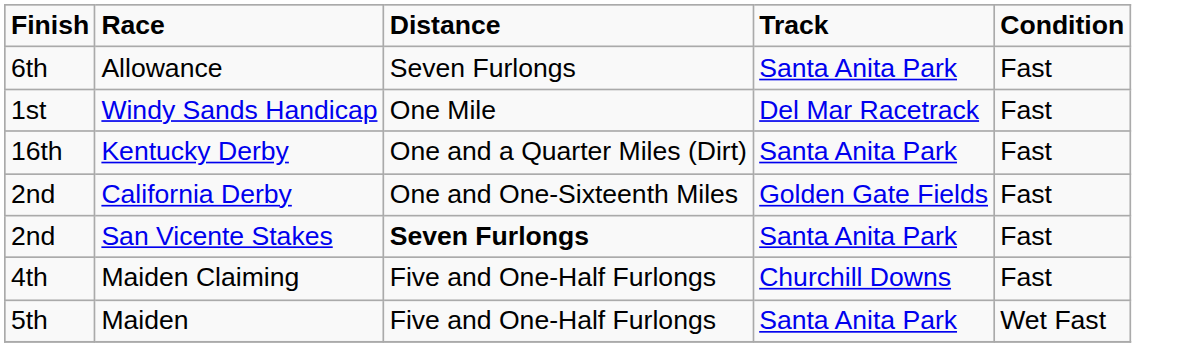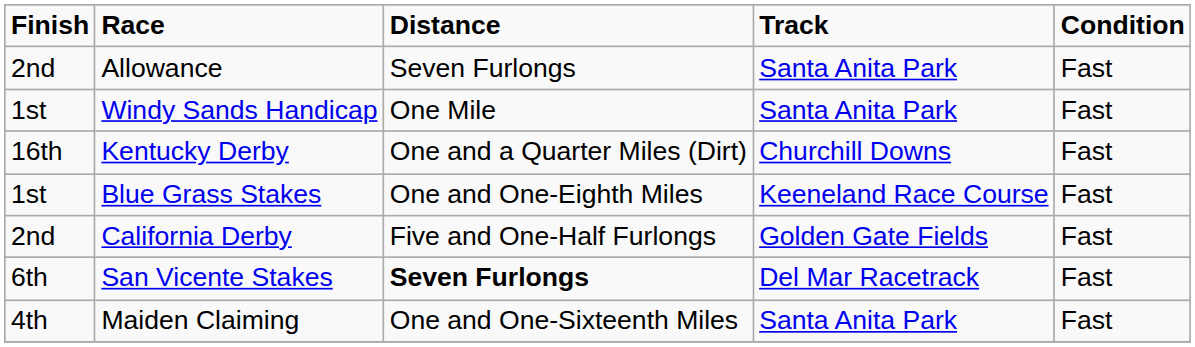(29, 67) 6th -> (33, 67) 2nd
(869, 109) Del Mar Racetrack -> (858, 109) Santa Anita Park
(858, 151) Santa Anita Park -> (855, 151) Churchill Downs
+ row: (211, 194)
(564, 194) One and One-Sixteenth Miles -> (553, 236) Five and One-Half Furlongs
(33, 236) 2nd -> (29, 278) 6th
(858, 236) Santa Anita Park -> (869, 278) Del Mar Racetrack
(553, 278) Five and One-Half Furlongs -> (564, 320) One and One-Sixteenth Miles
(855, 278) Churchill Downs -> (858, 320) Santa Anita Park
- row: (145, 320)
